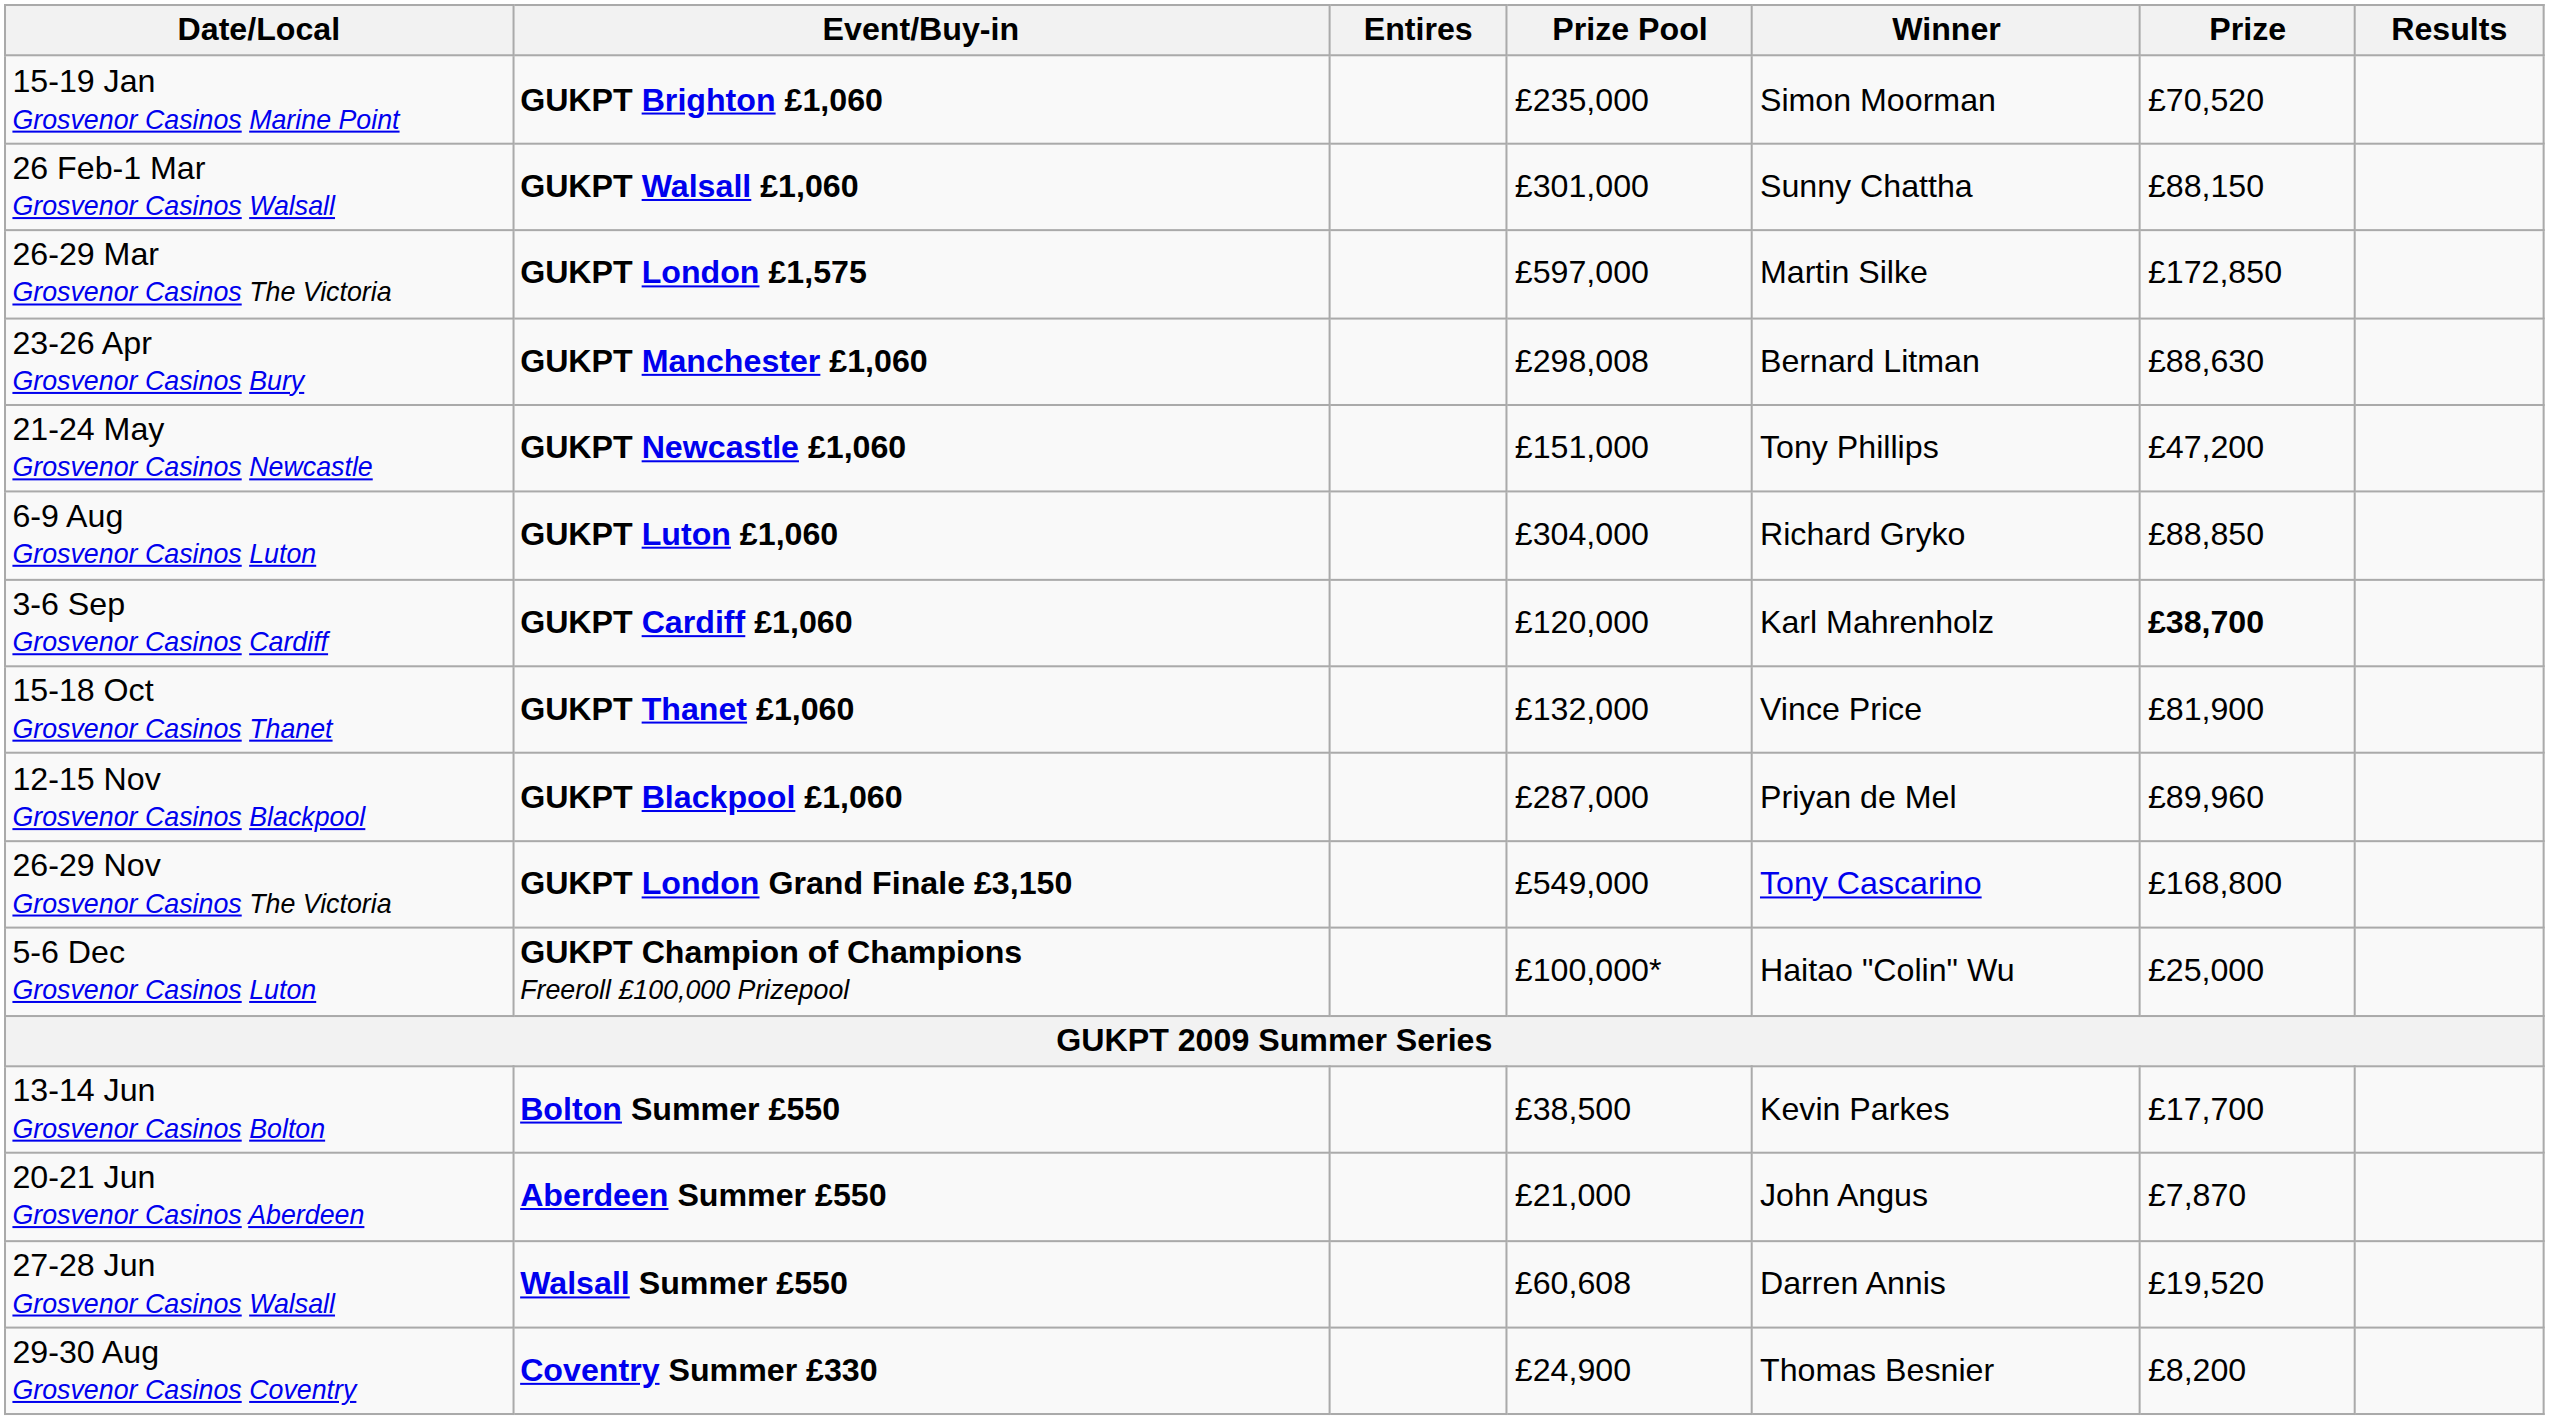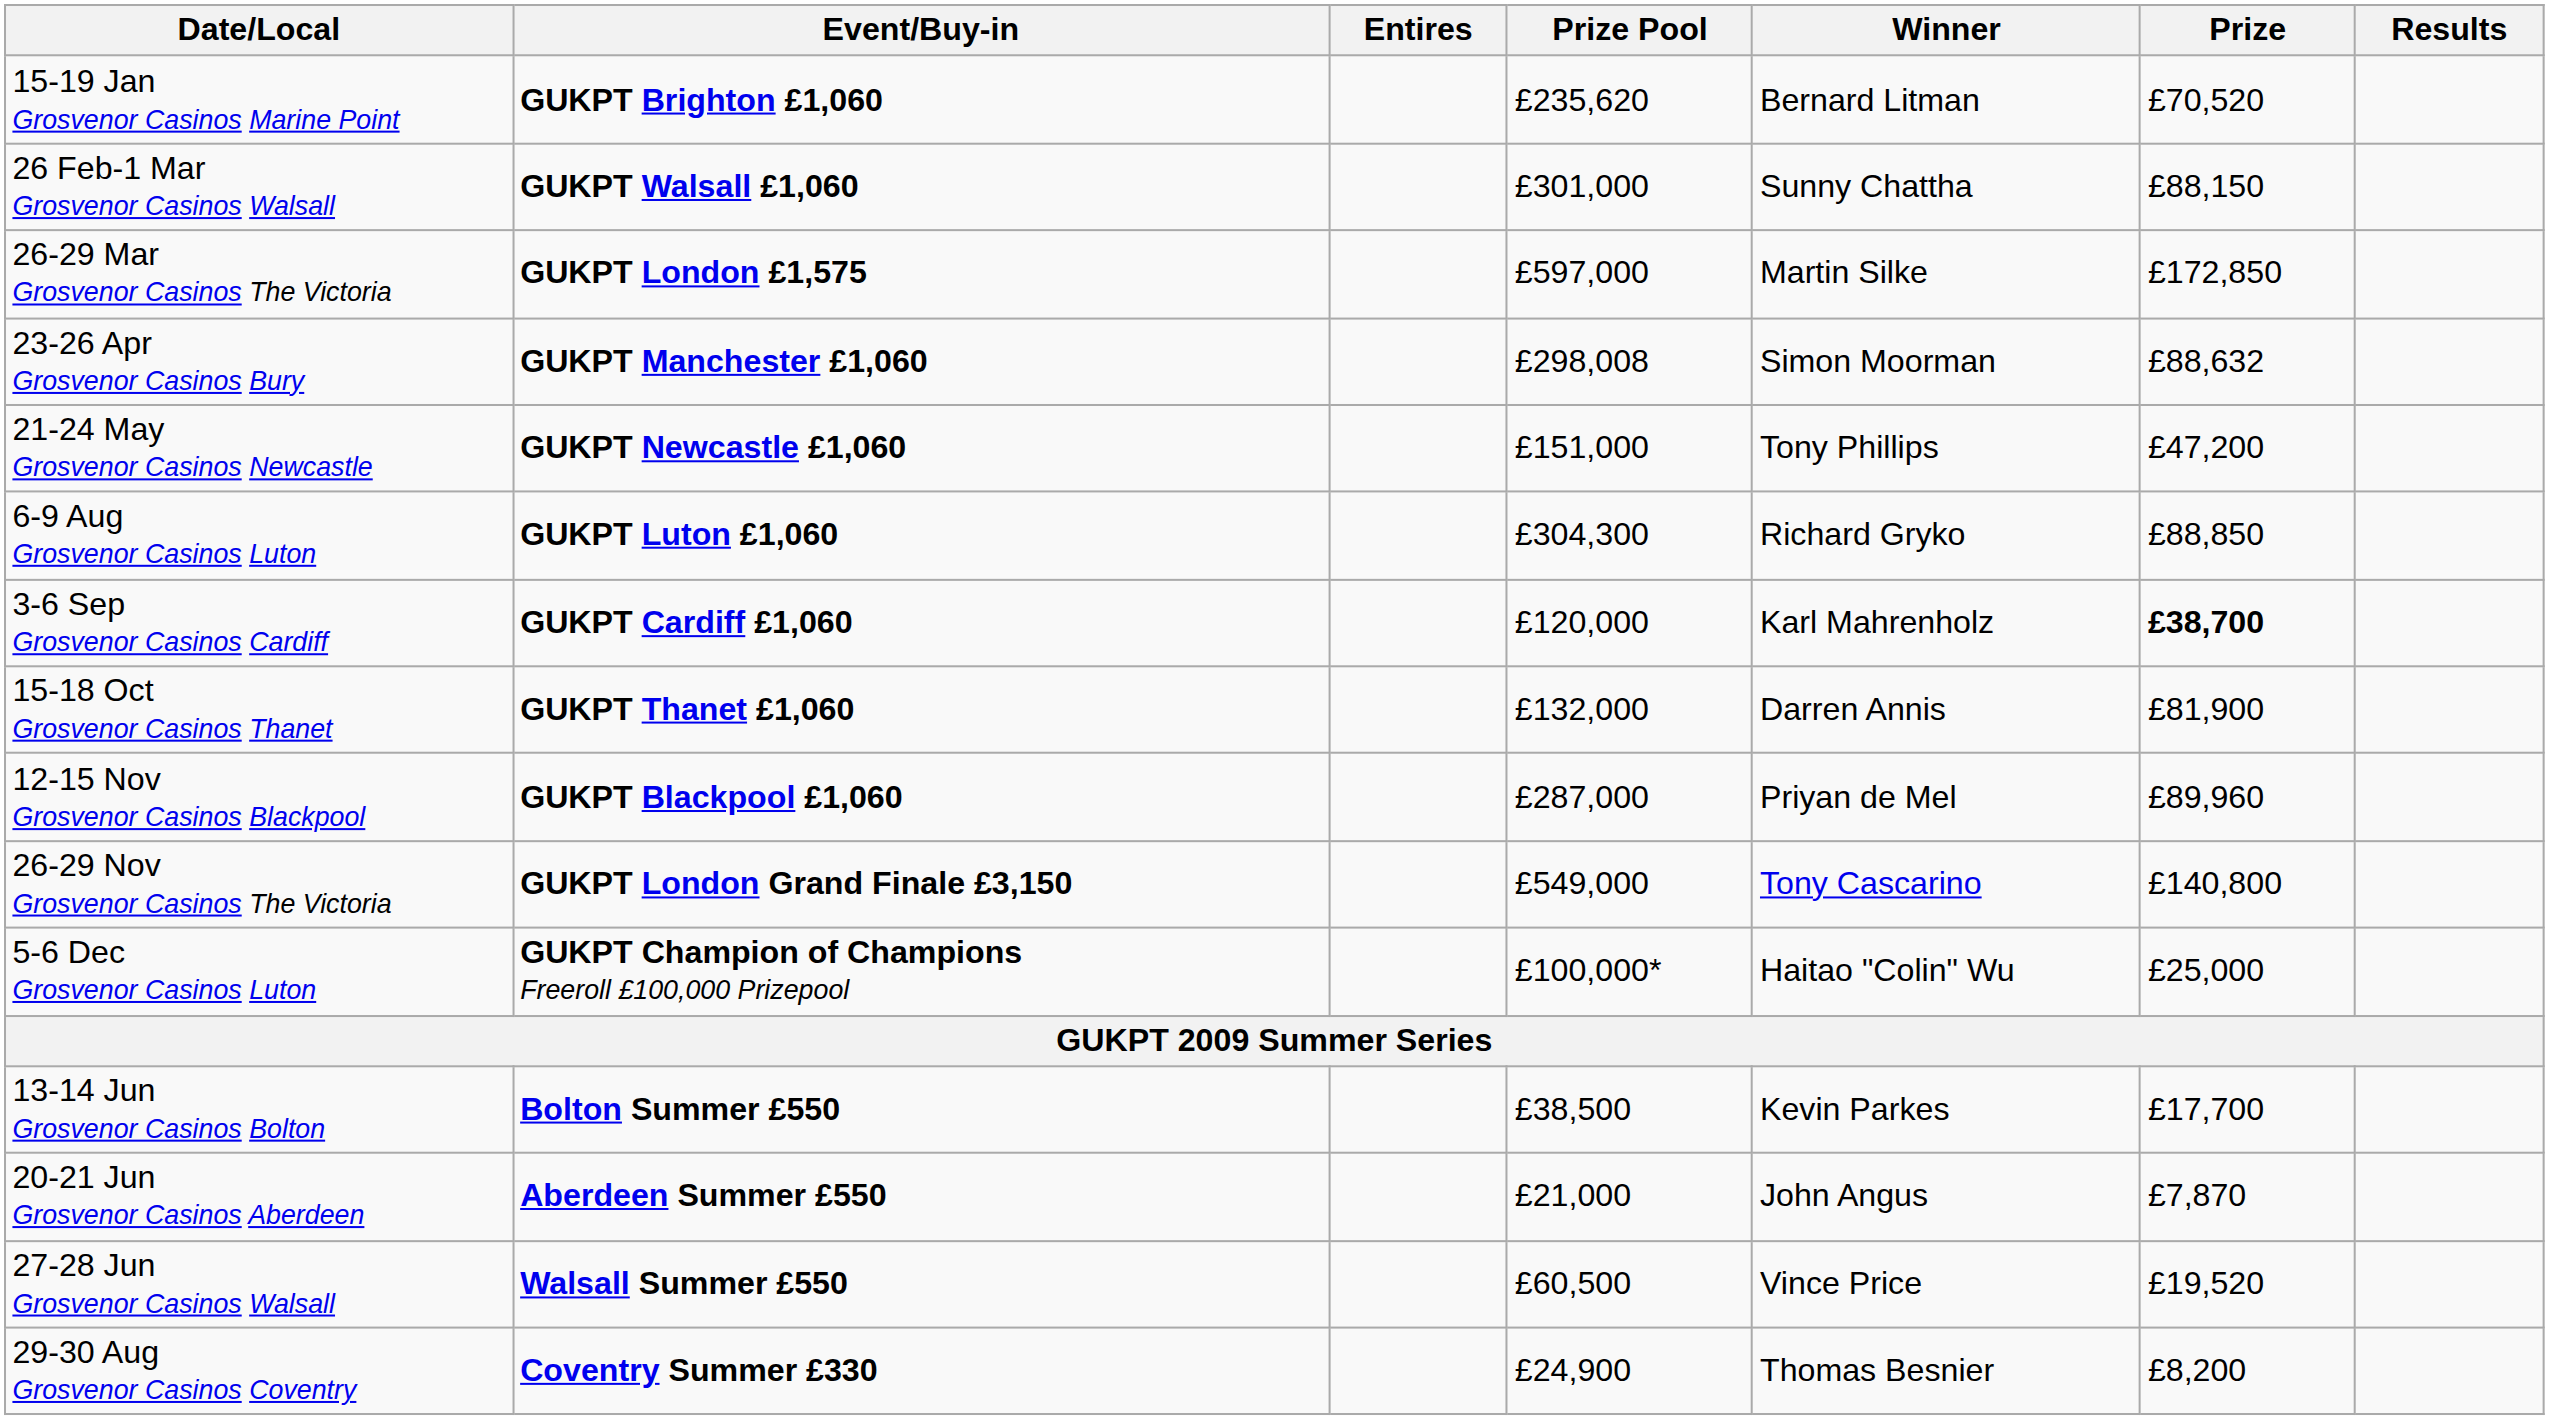(1582, 99) £235,000 -> (1582, 99) £235,620
(1878, 99) Simon Moorman -> (1870, 99) Bernard Litman
(1870, 360) Bernard Litman -> (1878, 360) Simon Moorman
(2206, 360) £88,630 -> (2206, 360) £88,632
(1582, 535) £304,000 -> (1582, 535) £304,300
(1841, 709) Vince Price -> (1853, 709) Darren Annis
(2215, 883) £168,800 -> (2215, 883) £140,800
(1573, 1283) £60,608 -> (1573, 1283) £60,500
(1853, 1283) Darren Annis -> (1841, 1283) Vince Price
